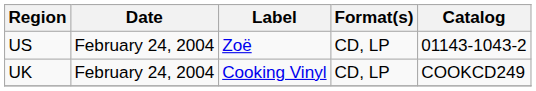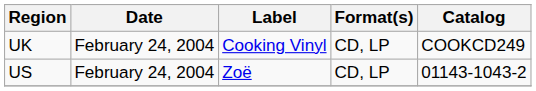rows swapped: (20, 72) <-> (20, 45)
